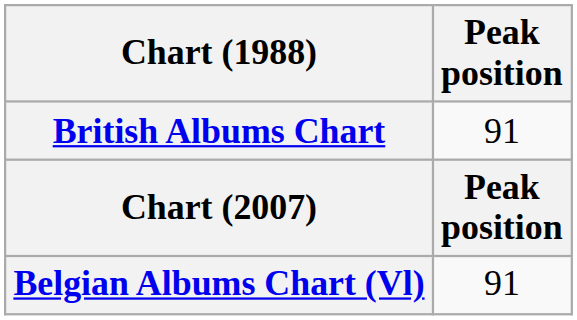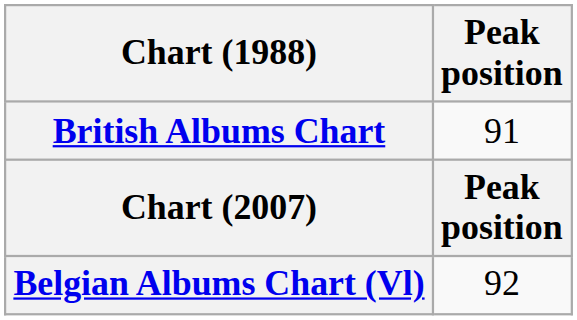(502, 284) 91 -> (502, 284) 92
